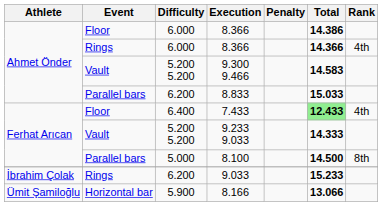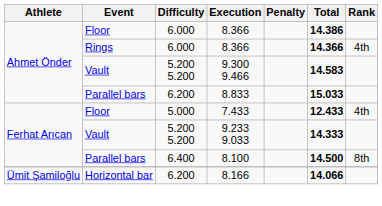(181, 111) 6.400 -> (181, 111) 5.000
(327, 111) lightgreen background -> (327, 111) no background
(181, 158) 5.000 -> (181, 158) 6.400
- row: (99, 175)
(181, 192) 5.900 -> (181, 175) 6.200
(327, 192) 13.066 -> (327, 175) 14.066
